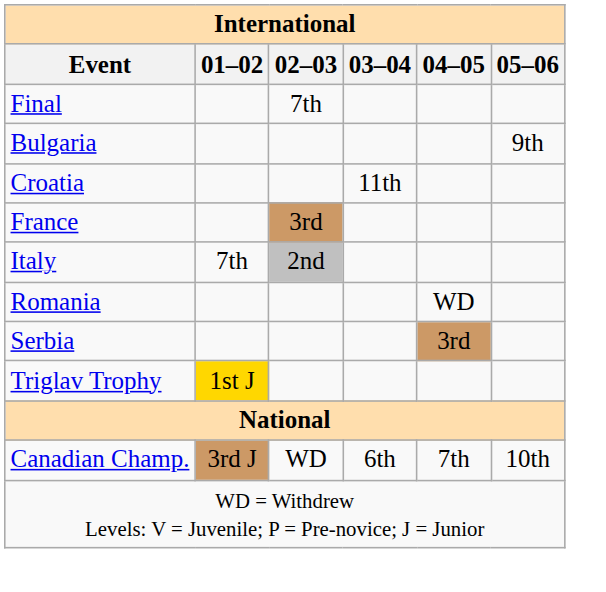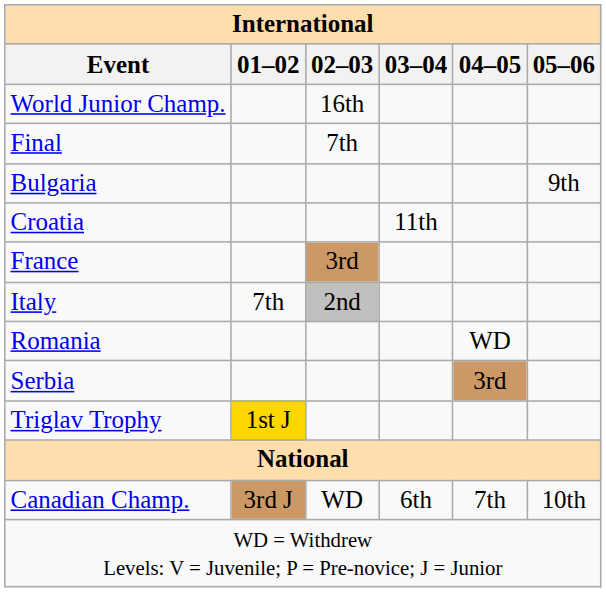+ row: (118, 103)
